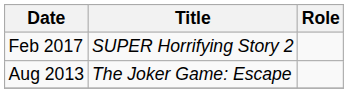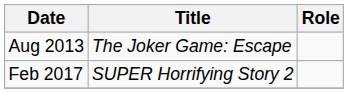rows swapped: (46, 74) <-> (46, 46)
